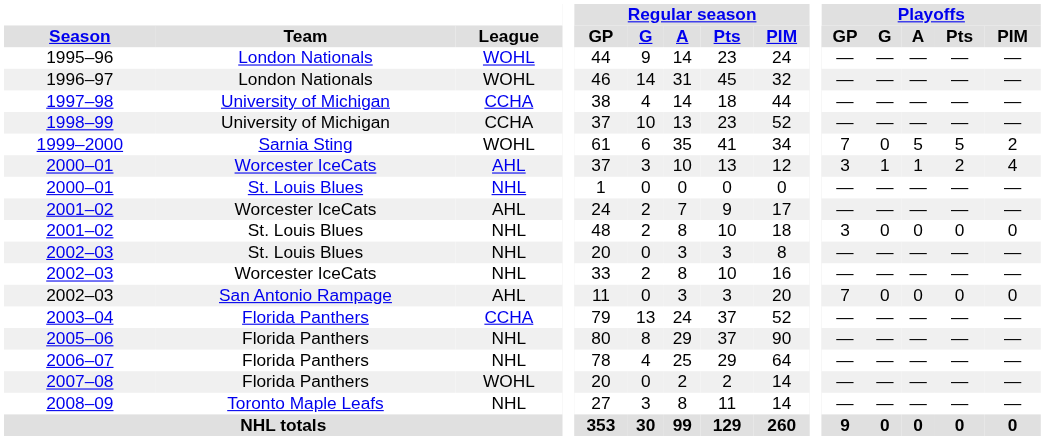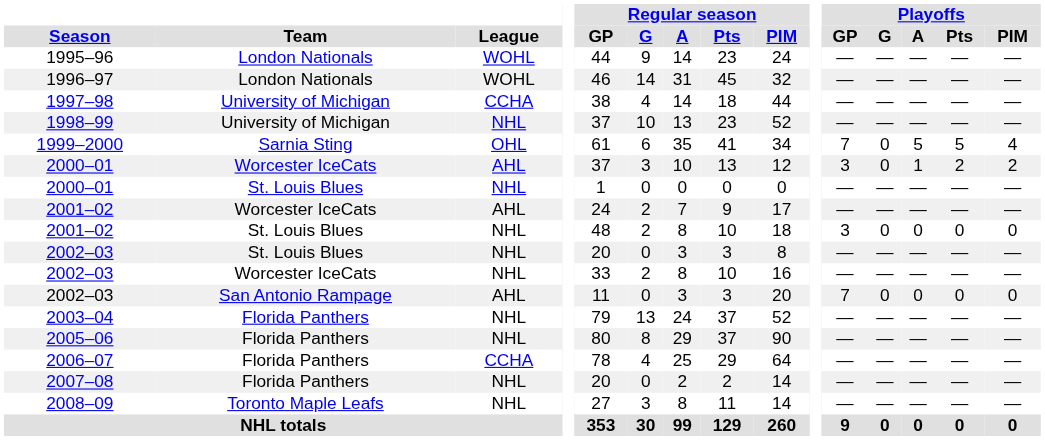(509, 122) CCHA -> (509, 122) NHL
(509, 144) WOHL -> (509, 144) OHL
(1013, 144) 2 -> (1013, 144) 4
(885, 165) 1 -> (885, 165) 0
(1013, 165) 4 -> (1013, 165) 2
(509, 317) CCHA -> (509, 317) NHL
(509, 360) NHL -> (509, 360) CCHA
(509, 381) WOHL -> (509, 381) NHL
